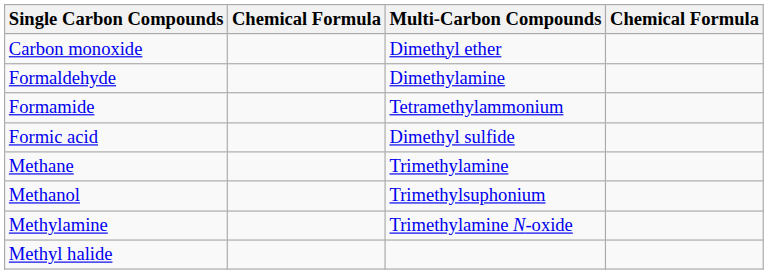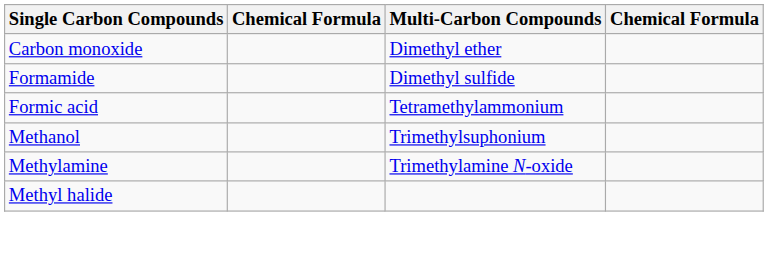- row: (62, 78)
(476, 107) Tetramethylammonium -> (452, 78) Dimethyl sulfide
(452, 136) Dimethyl sulfide -> (476, 107) Tetramethylammonium
- row: (41, 166)
